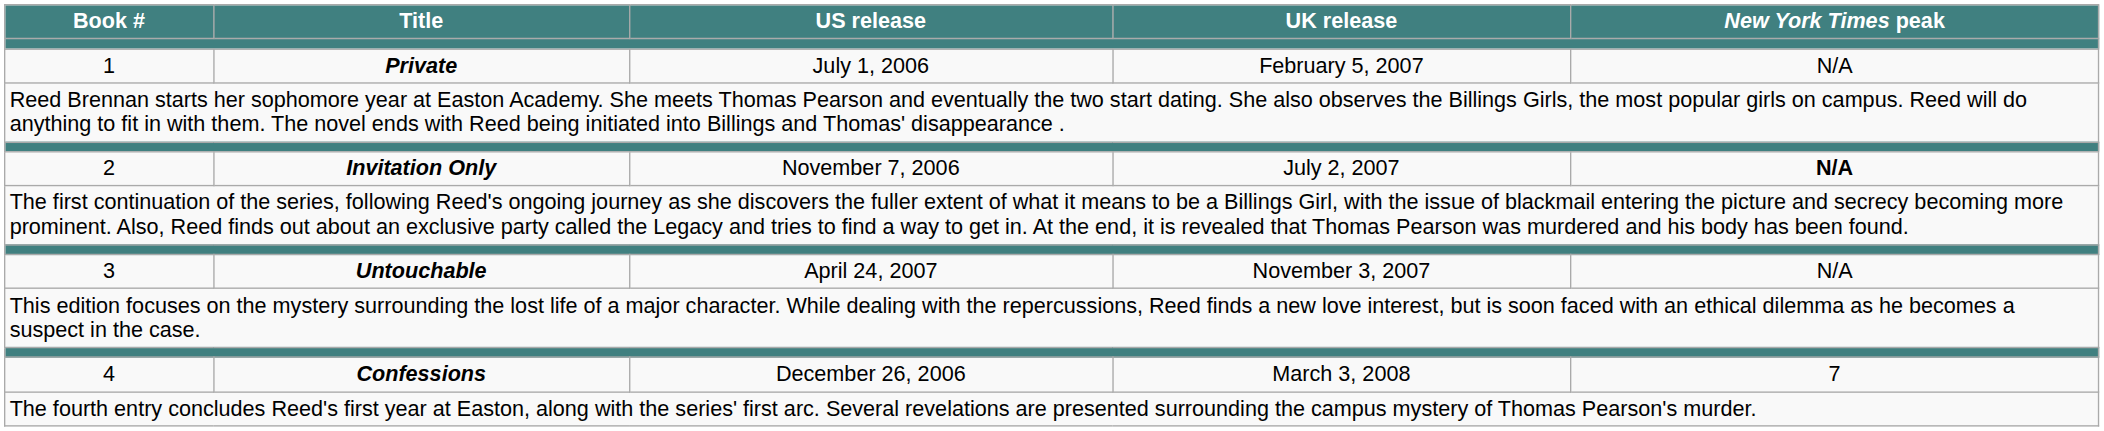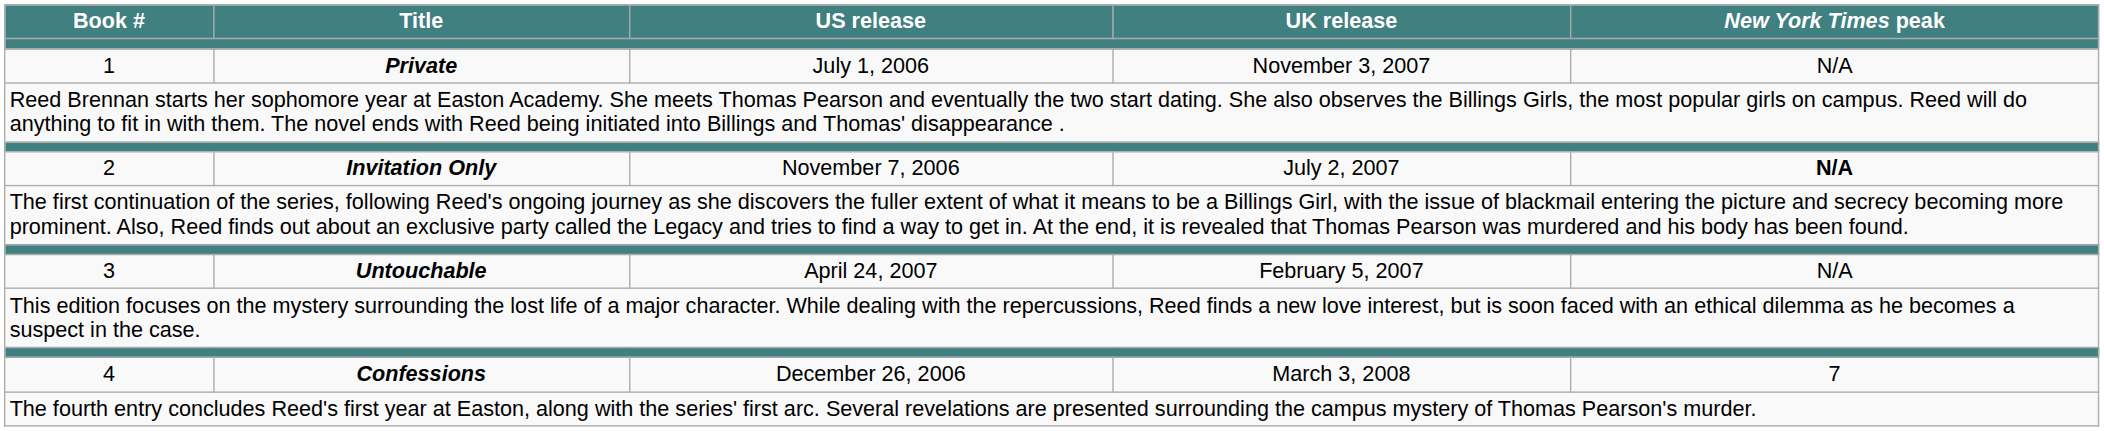(1341, 65) February 5, 2007 -> (1341, 65) November 3, 2007
(1341, 271) November 3, 2007 -> (1341, 271) February 5, 2007
